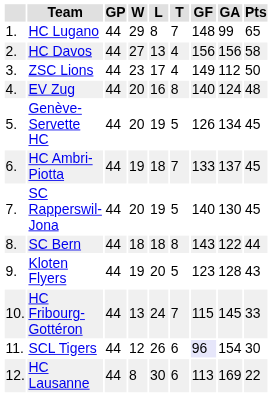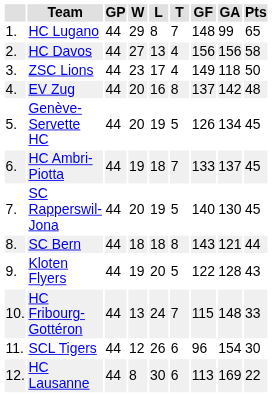(229, 70) 112 -> (229, 70) 118
(203, 89) 140 -> (203, 89) 137
(230, 89) 124 -> (230, 89) 142
(230, 244) 122 -> (230, 244) 121
(203, 271) 123 -> (203, 271) 122
(230, 314) 145 -> (230, 314) 148
(199, 348) lavender background -> (199, 348) no background
